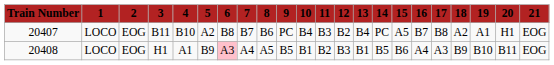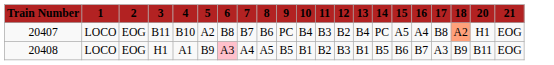- column: (483, 13)
(421, 32) B7 -> (421, 32) A4
(461, 32) no background -> (461, 32) lightsalmon background
(421, 50) A4 -> (421, 50) B7
